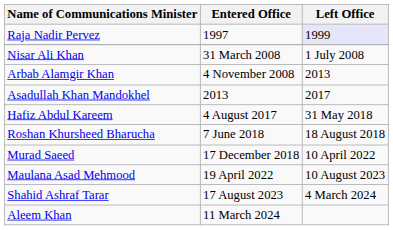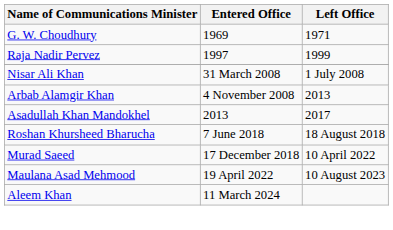+ row: (52, 34)
(318, 34) lavender background -> (318, 54) no background
- row: (60, 114)
- row: (58, 194)
